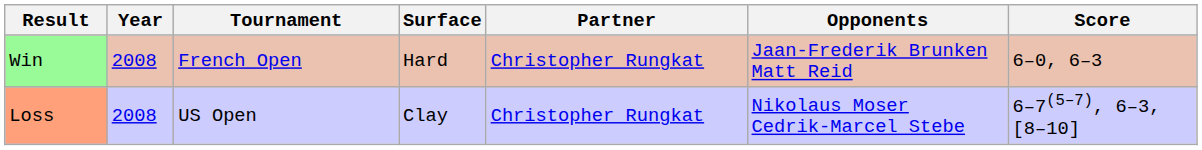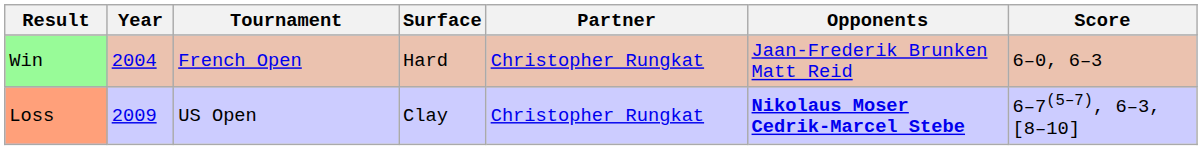(134, 61) 2008 -> (134, 61) 2004
(134, 116) 2008 -> (134, 116) 2009
(858, 116) normal -> (858, 116) bold
